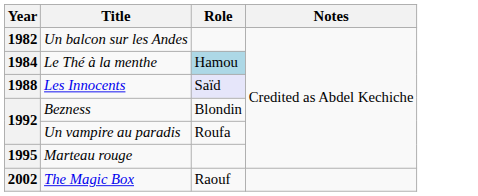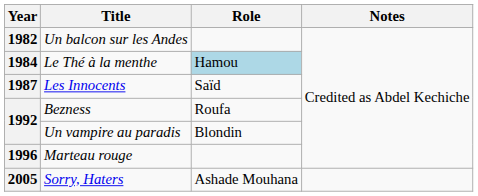(23, 86) 1988 -> (23, 86) 1987
(208, 86) lavender background -> (208, 86) no background
(218, 109) Blondin -> (213, 109) Roufa
(213, 132) Roufa -> (218, 132) Blondin
(23, 156) 1995 -> (23, 156) 1996
- row: (89, 179)
+ row: (84, 179)
